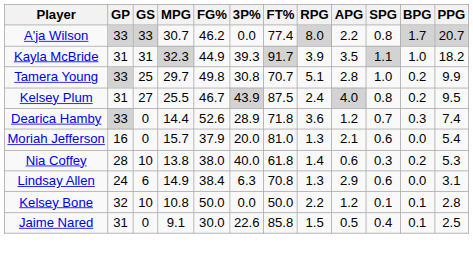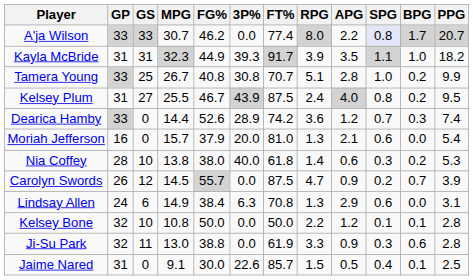(383, 35) no background -> (383, 35) lavender background
(176, 77) 29.7 -> (176, 77) 26.7
(212, 77) 49.8 -> (212, 77) 40.8
(280, 118) 71.8 -> (280, 118) 74.2
+ row: (56, 181)
+ row: (56, 243)
(280, 222) 85.8 -> (280, 264) 85.7
